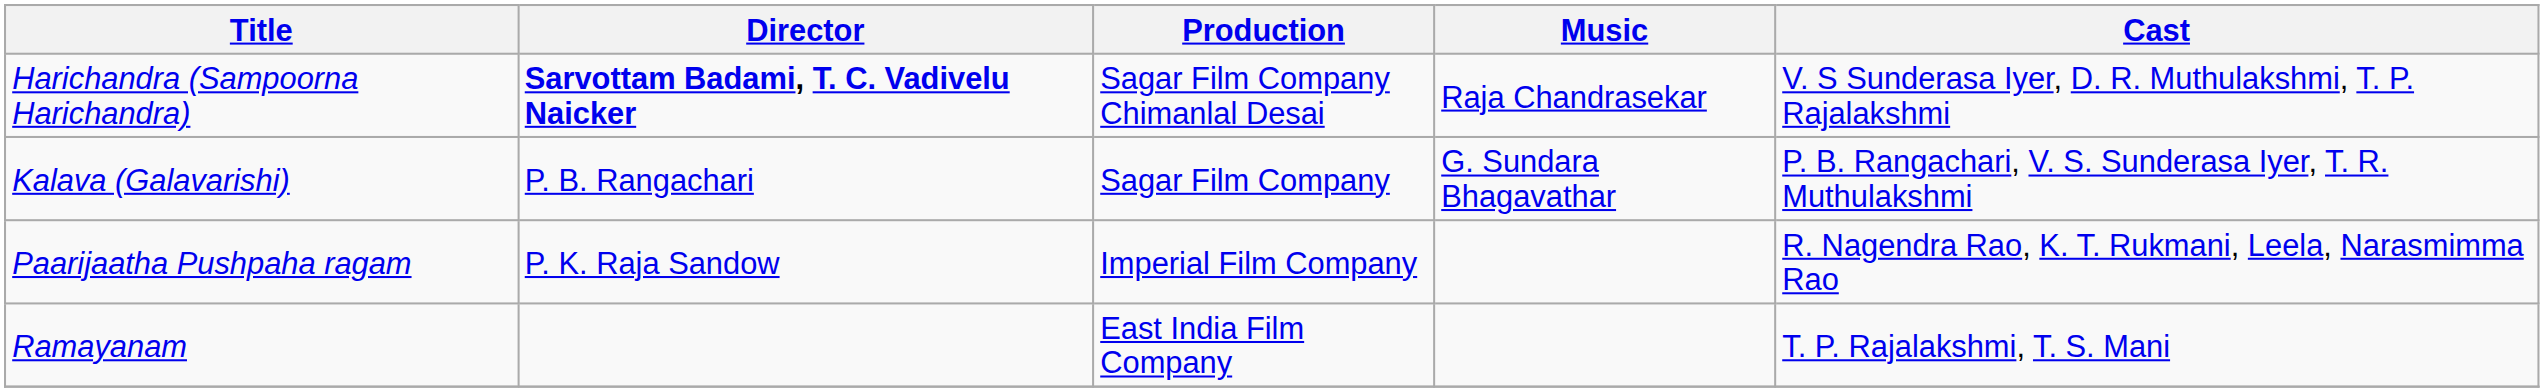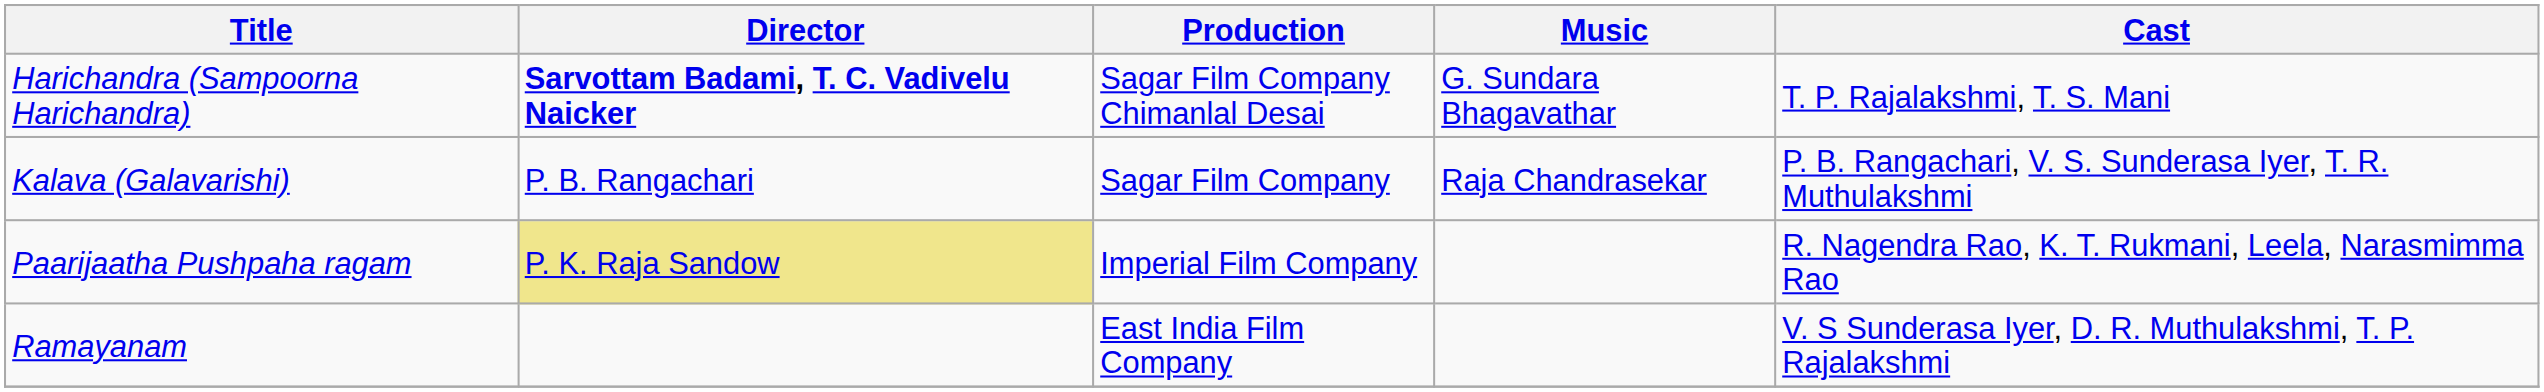(1574, 96) Raja Chandrasekar -> (1529, 96) G. Sundara Bhagavathar
(2098, 96) V. S Sunderasa Iyer, D. R. Muthulakshmi, T. P. Rajalakshmi -> (1976, 96) T. P. Rajalakshmi, T. S. Mani
(1529, 179) G. Sundara Bhagavathar -> (1574, 179) Raja Chandrasekar
(652, 262) no background -> (652, 262) khaki background
(1976, 346) T. P. Rajalakshmi, T. S. Mani -> (2098, 346) V. S Sunderasa Iyer, D. R. Muthulakshmi, T. P. Rajalakshmi
